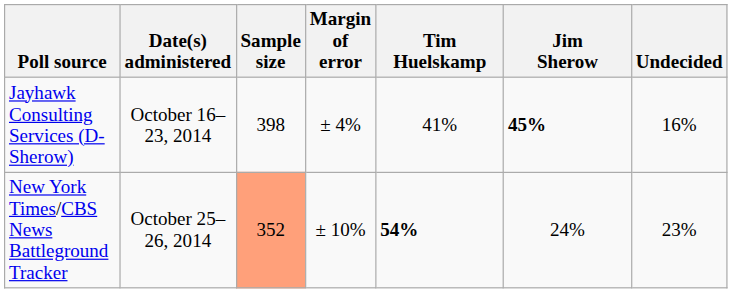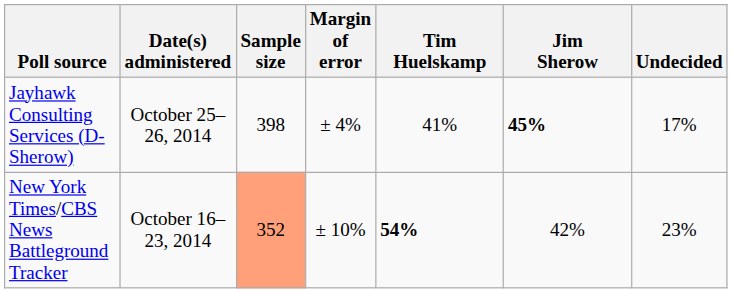(178, 124) October 16–23, 2014 -> (178, 124) October 25–26, 2014
(679, 124) 16% -> (679, 124) 17%
(178, 229) October 25–26, 2014 -> (178, 229) October 16–23, 2014
(567, 229) 24% -> (567, 229) 42%
